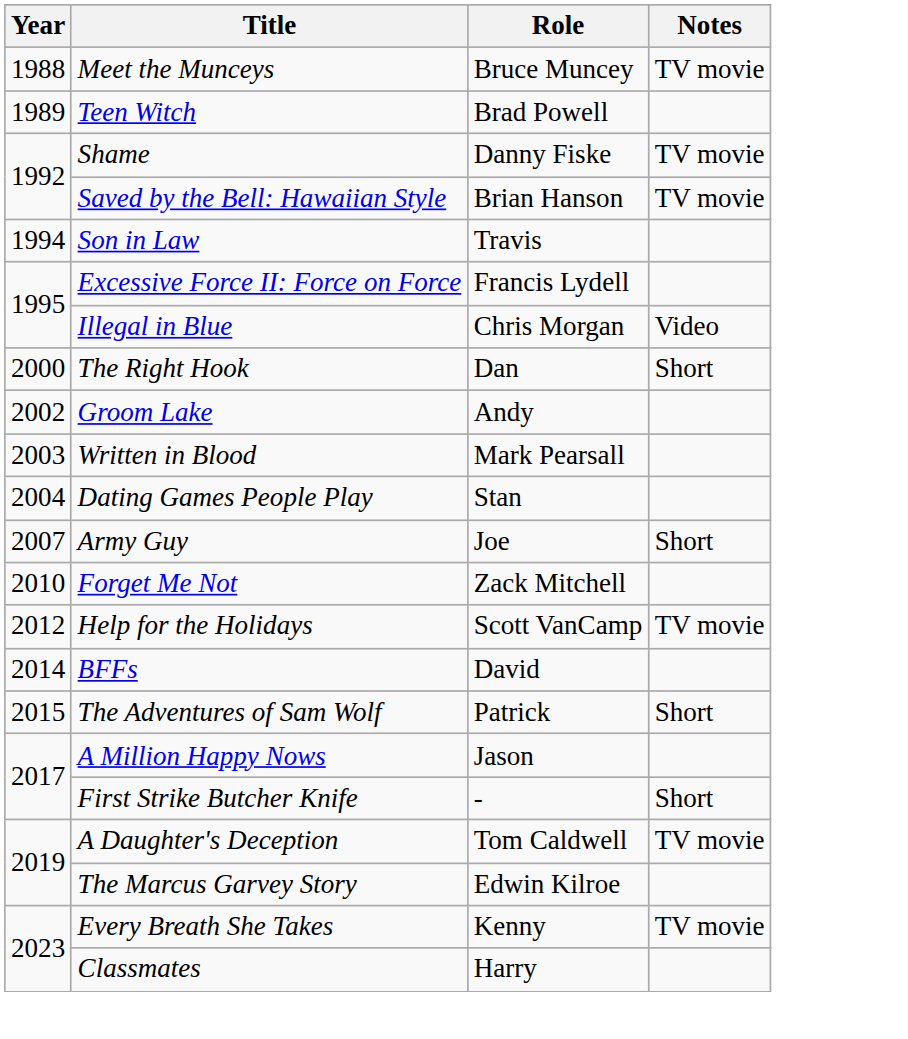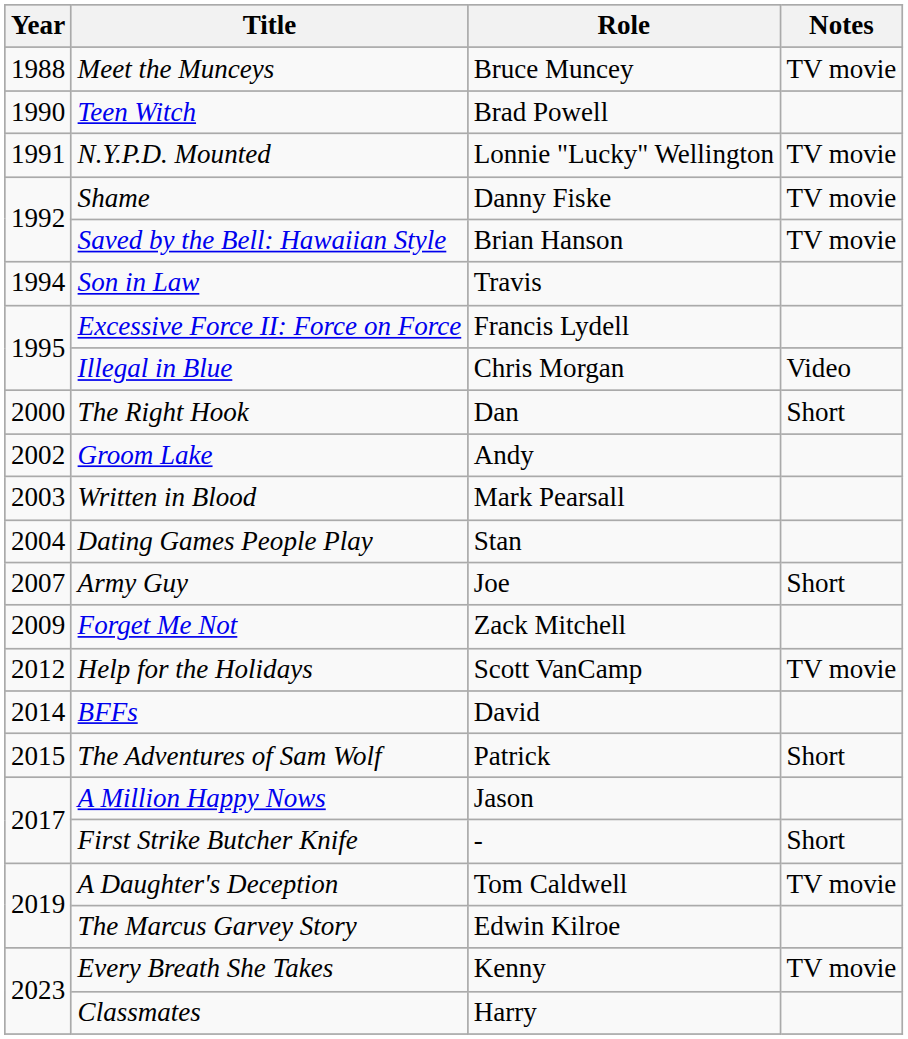(38, 111) 1989 -> (38, 111) 1990
+ row: (174, 154)
(38, 583) 2010 -> (38, 626) 2009
